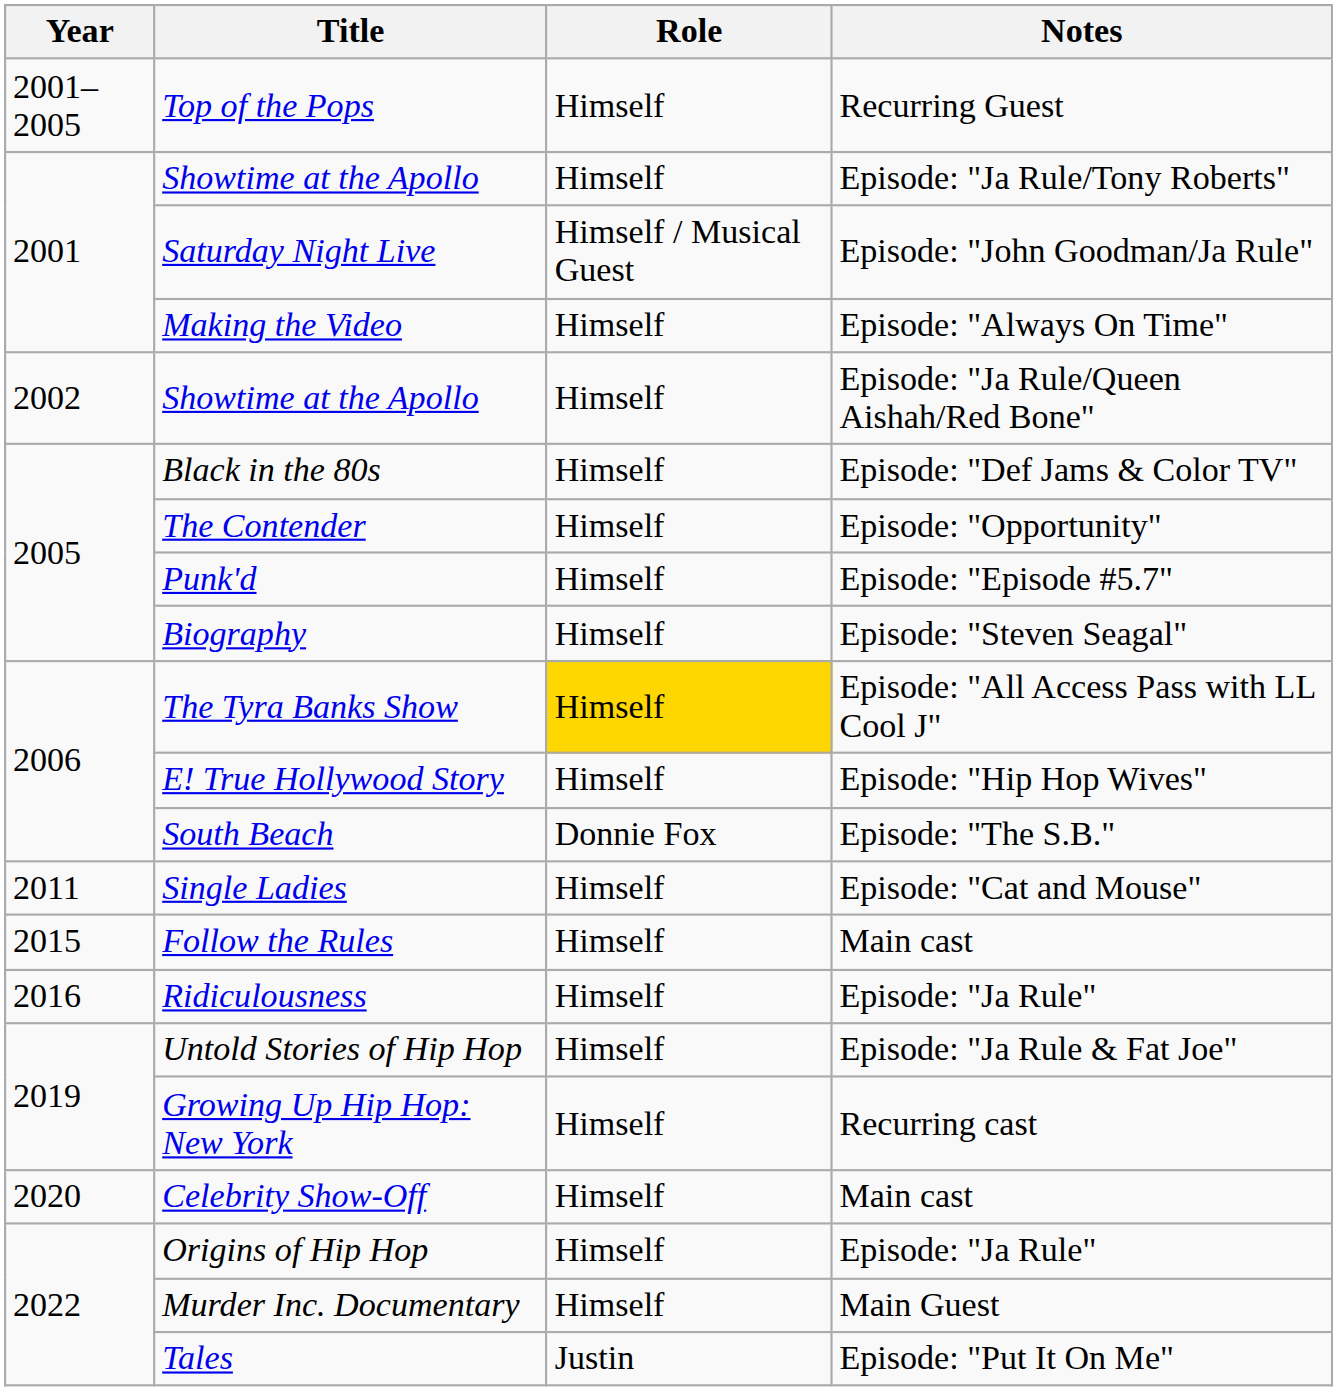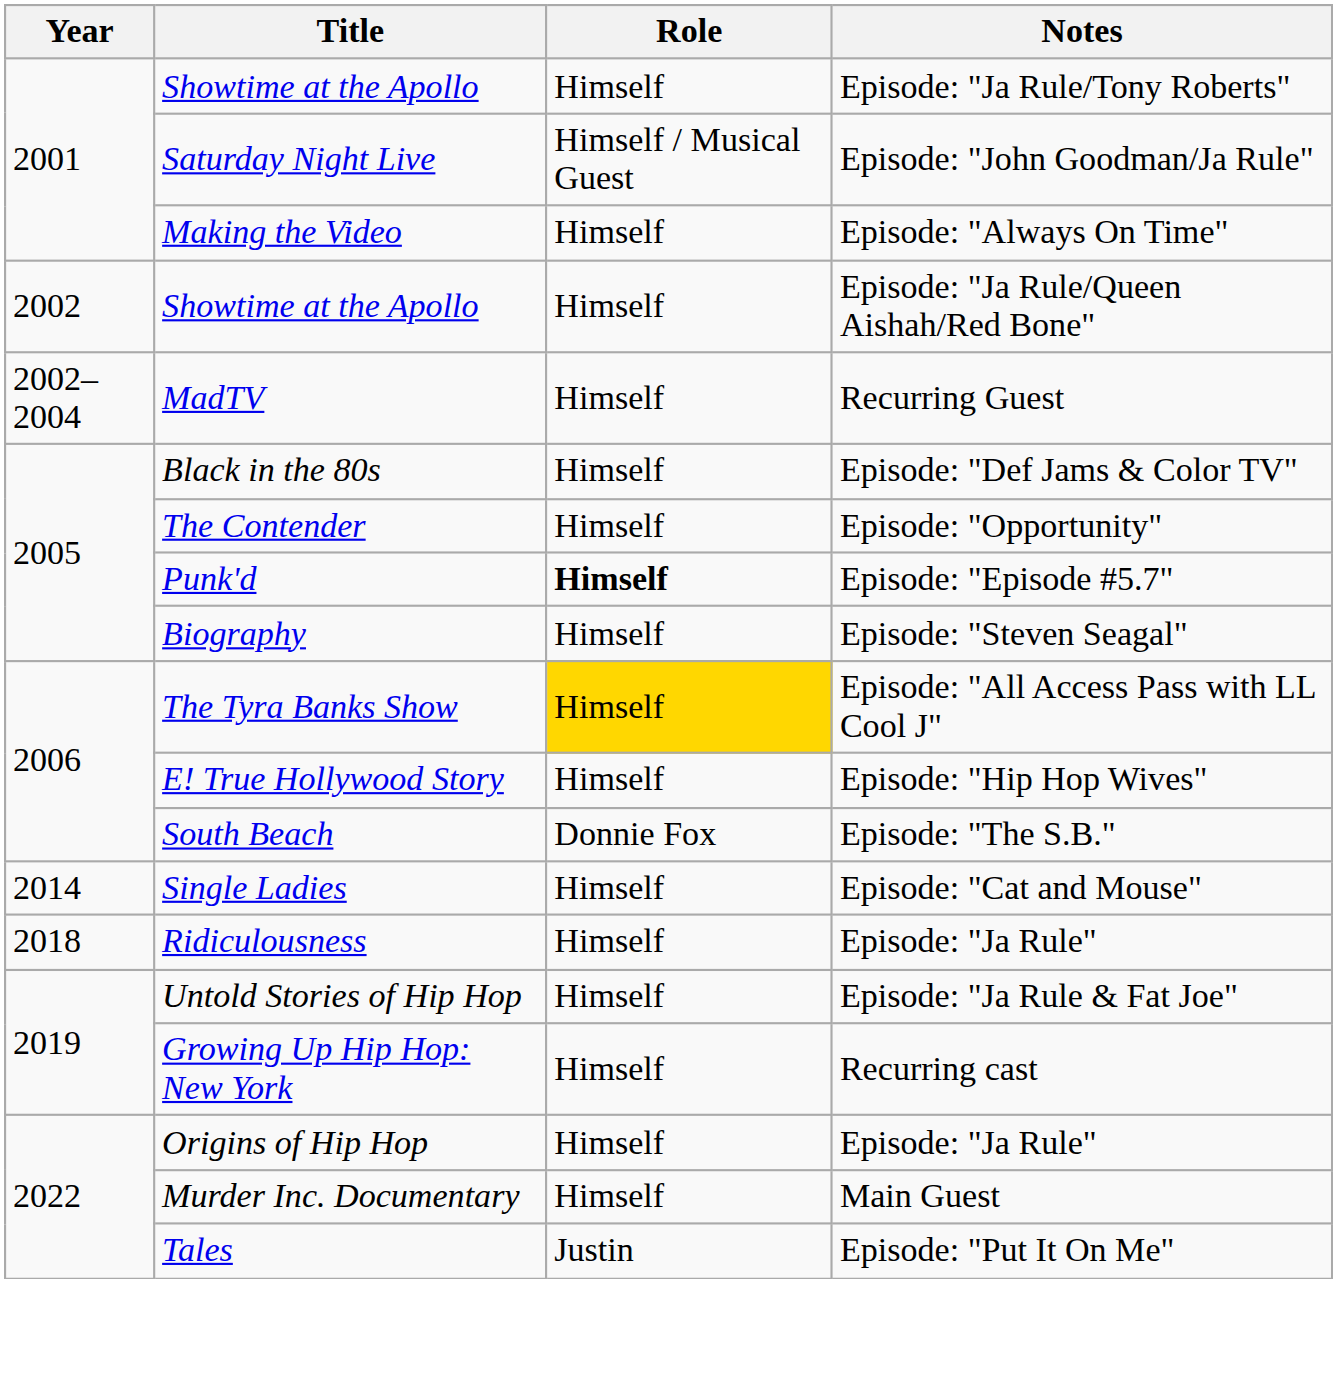- row: (268, 104)
+ row: (213, 397)
(610, 578) normal -> (611, 578) bold
(46, 887) 2011 -> (47, 887) 2014
- row: (278, 941)
(47, 995) 2016 -> (47, 941) 2018
- row: (294, 1196)
